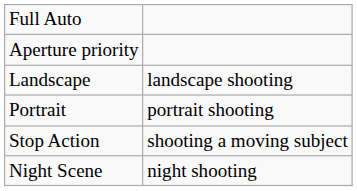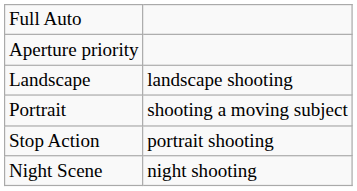(211, 110) portrait shooting -> (248, 110) shooting a moving subject
(248, 140) shooting a moving subject -> (211, 140) portrait shooting
